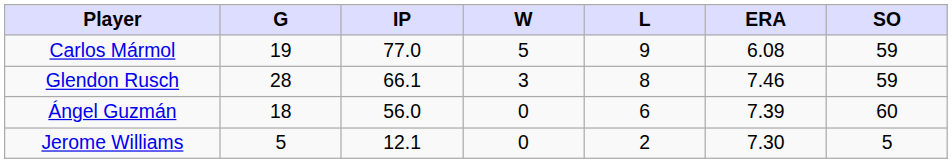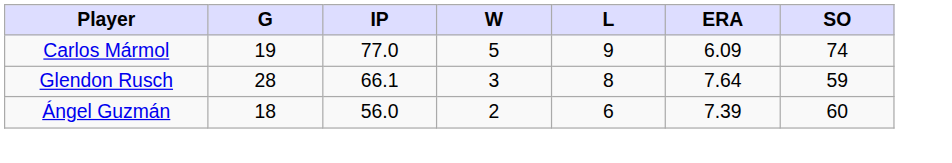(766, 50) 6.08 -> (723, 50) 6.09
(887, 50) 59 -> (837, 50) 74
(766, 81) 7.46 -> (723, 81) 7.64
(523, 111) 0 -> (494, 111) 2
- row: (112, 142)
